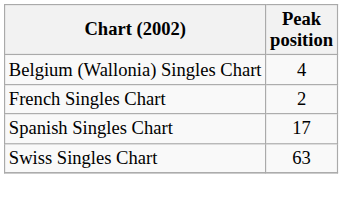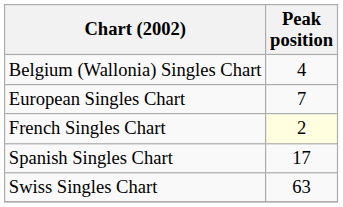+ row: (97, 98)
(302, 98) no background -> (302, 128) lightyellow background
